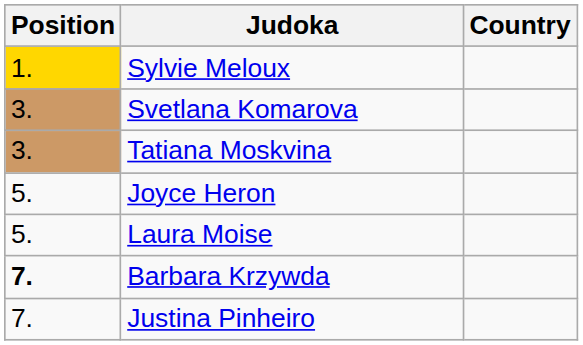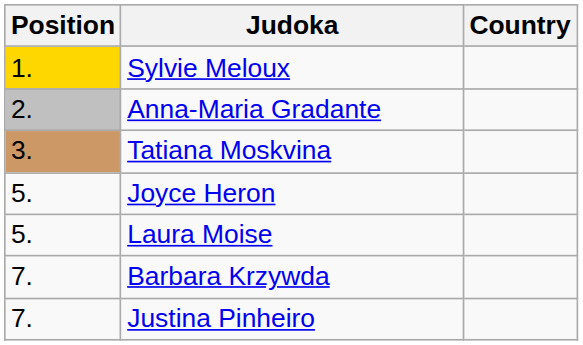+ row: (254, 109)
- row: (242, 109)
(22, 276) bold -> (22, 276) normal
